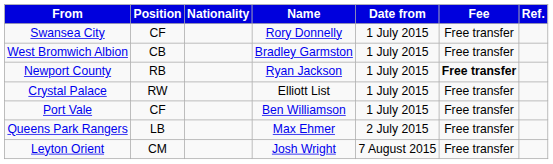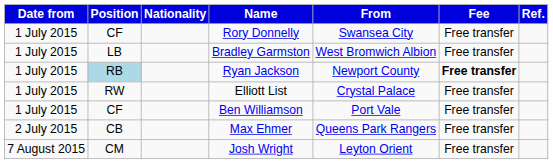columns swapped: (397, 14) <-> (68, 14)
(158, 52) CB -> (115, 52) LB
(158, 71) no background -> (115, 71) lightblue background
(158, 129) LB -> (115, 129) CB
